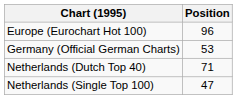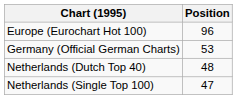(207, 67) 71 -> (207, 67) 48
